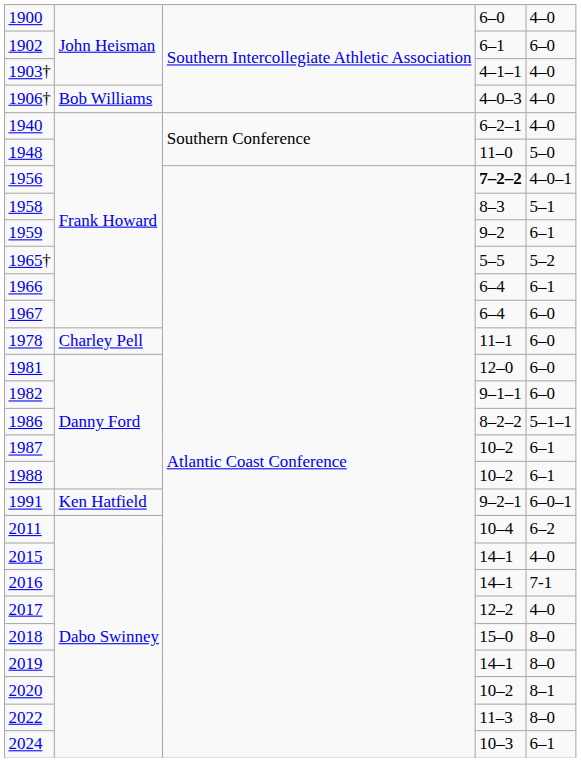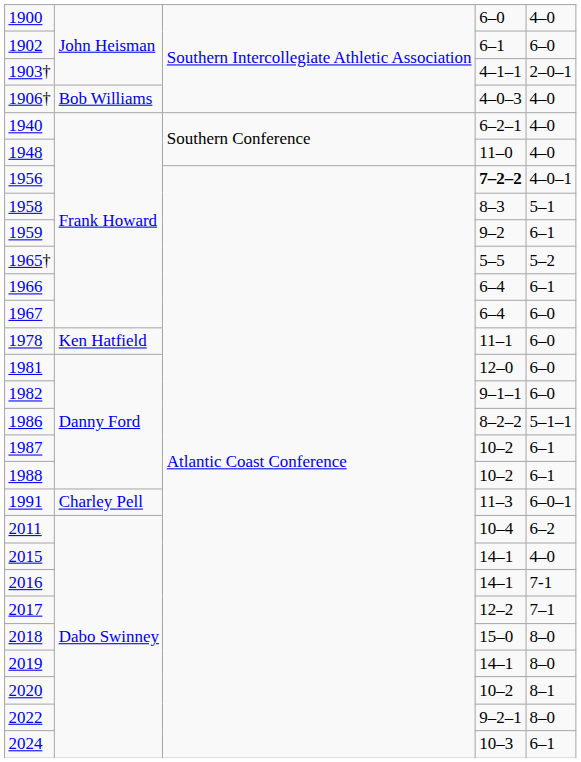(542, 71) 4–0 -> (551, 71) 2–0–1
(542, 152) 5–0 -> (542, 152) 4–0
(101, 340) Charley Pell -> (103, 340) Ken Hatfield
(103, 502) Ken Hatfield -> (101, 502) Charley Pell
(501, 502) 9–2–1 -> (496, 502) 11–3
(542, 609) 4–0 -> (542, 609) 7–1
(496, 717) 11–3 -> (501, 717) 9–2–1
